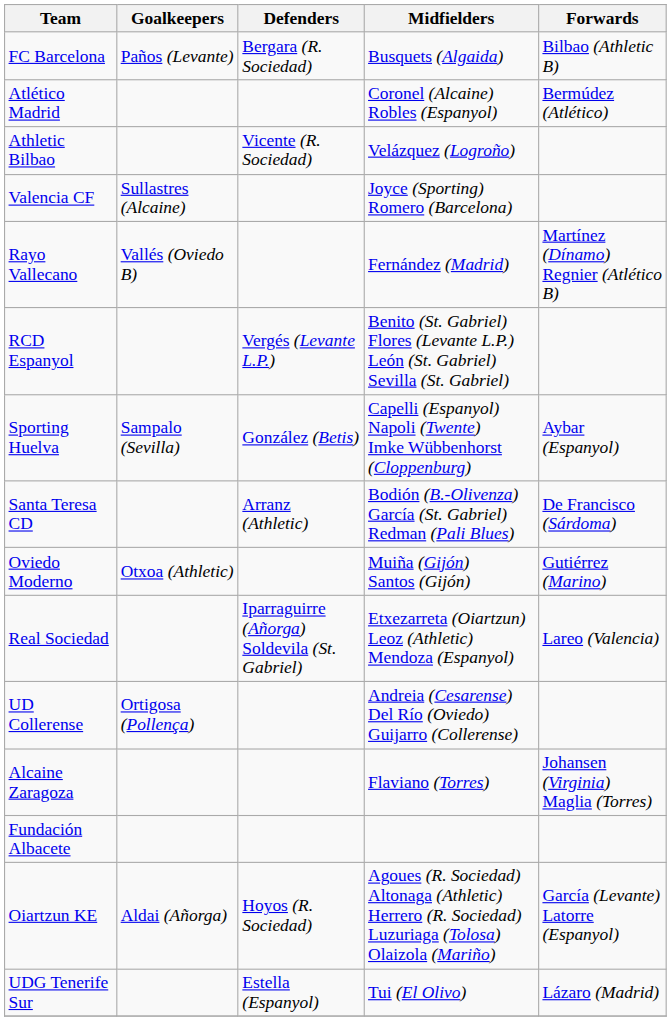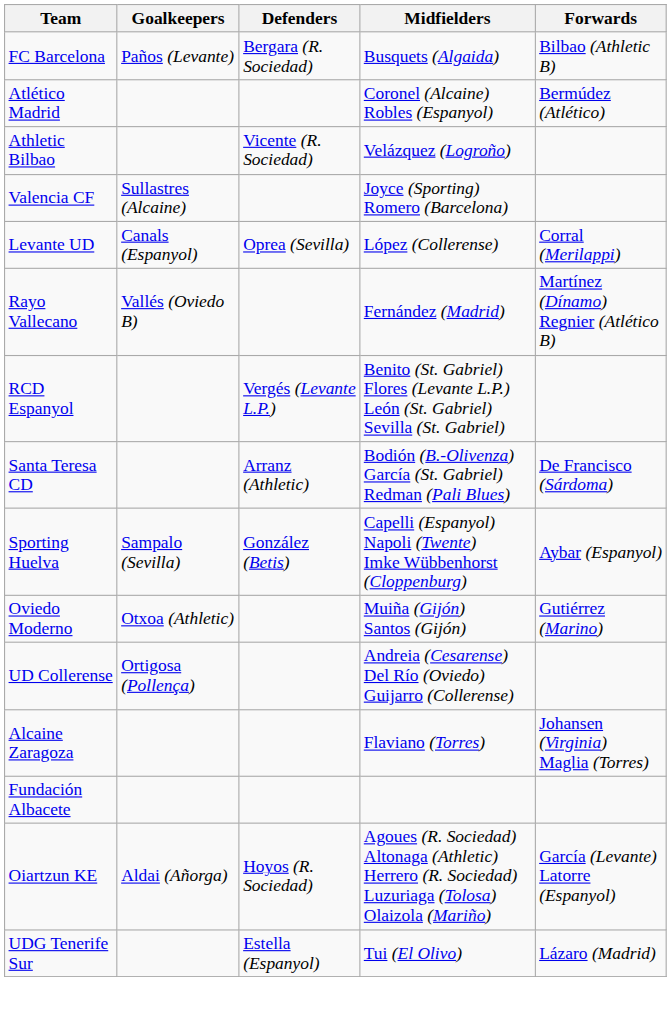+ row: (51, 244)
rows swapped: (39, 437) <-> (53, 514)
- row: (59, 638)
